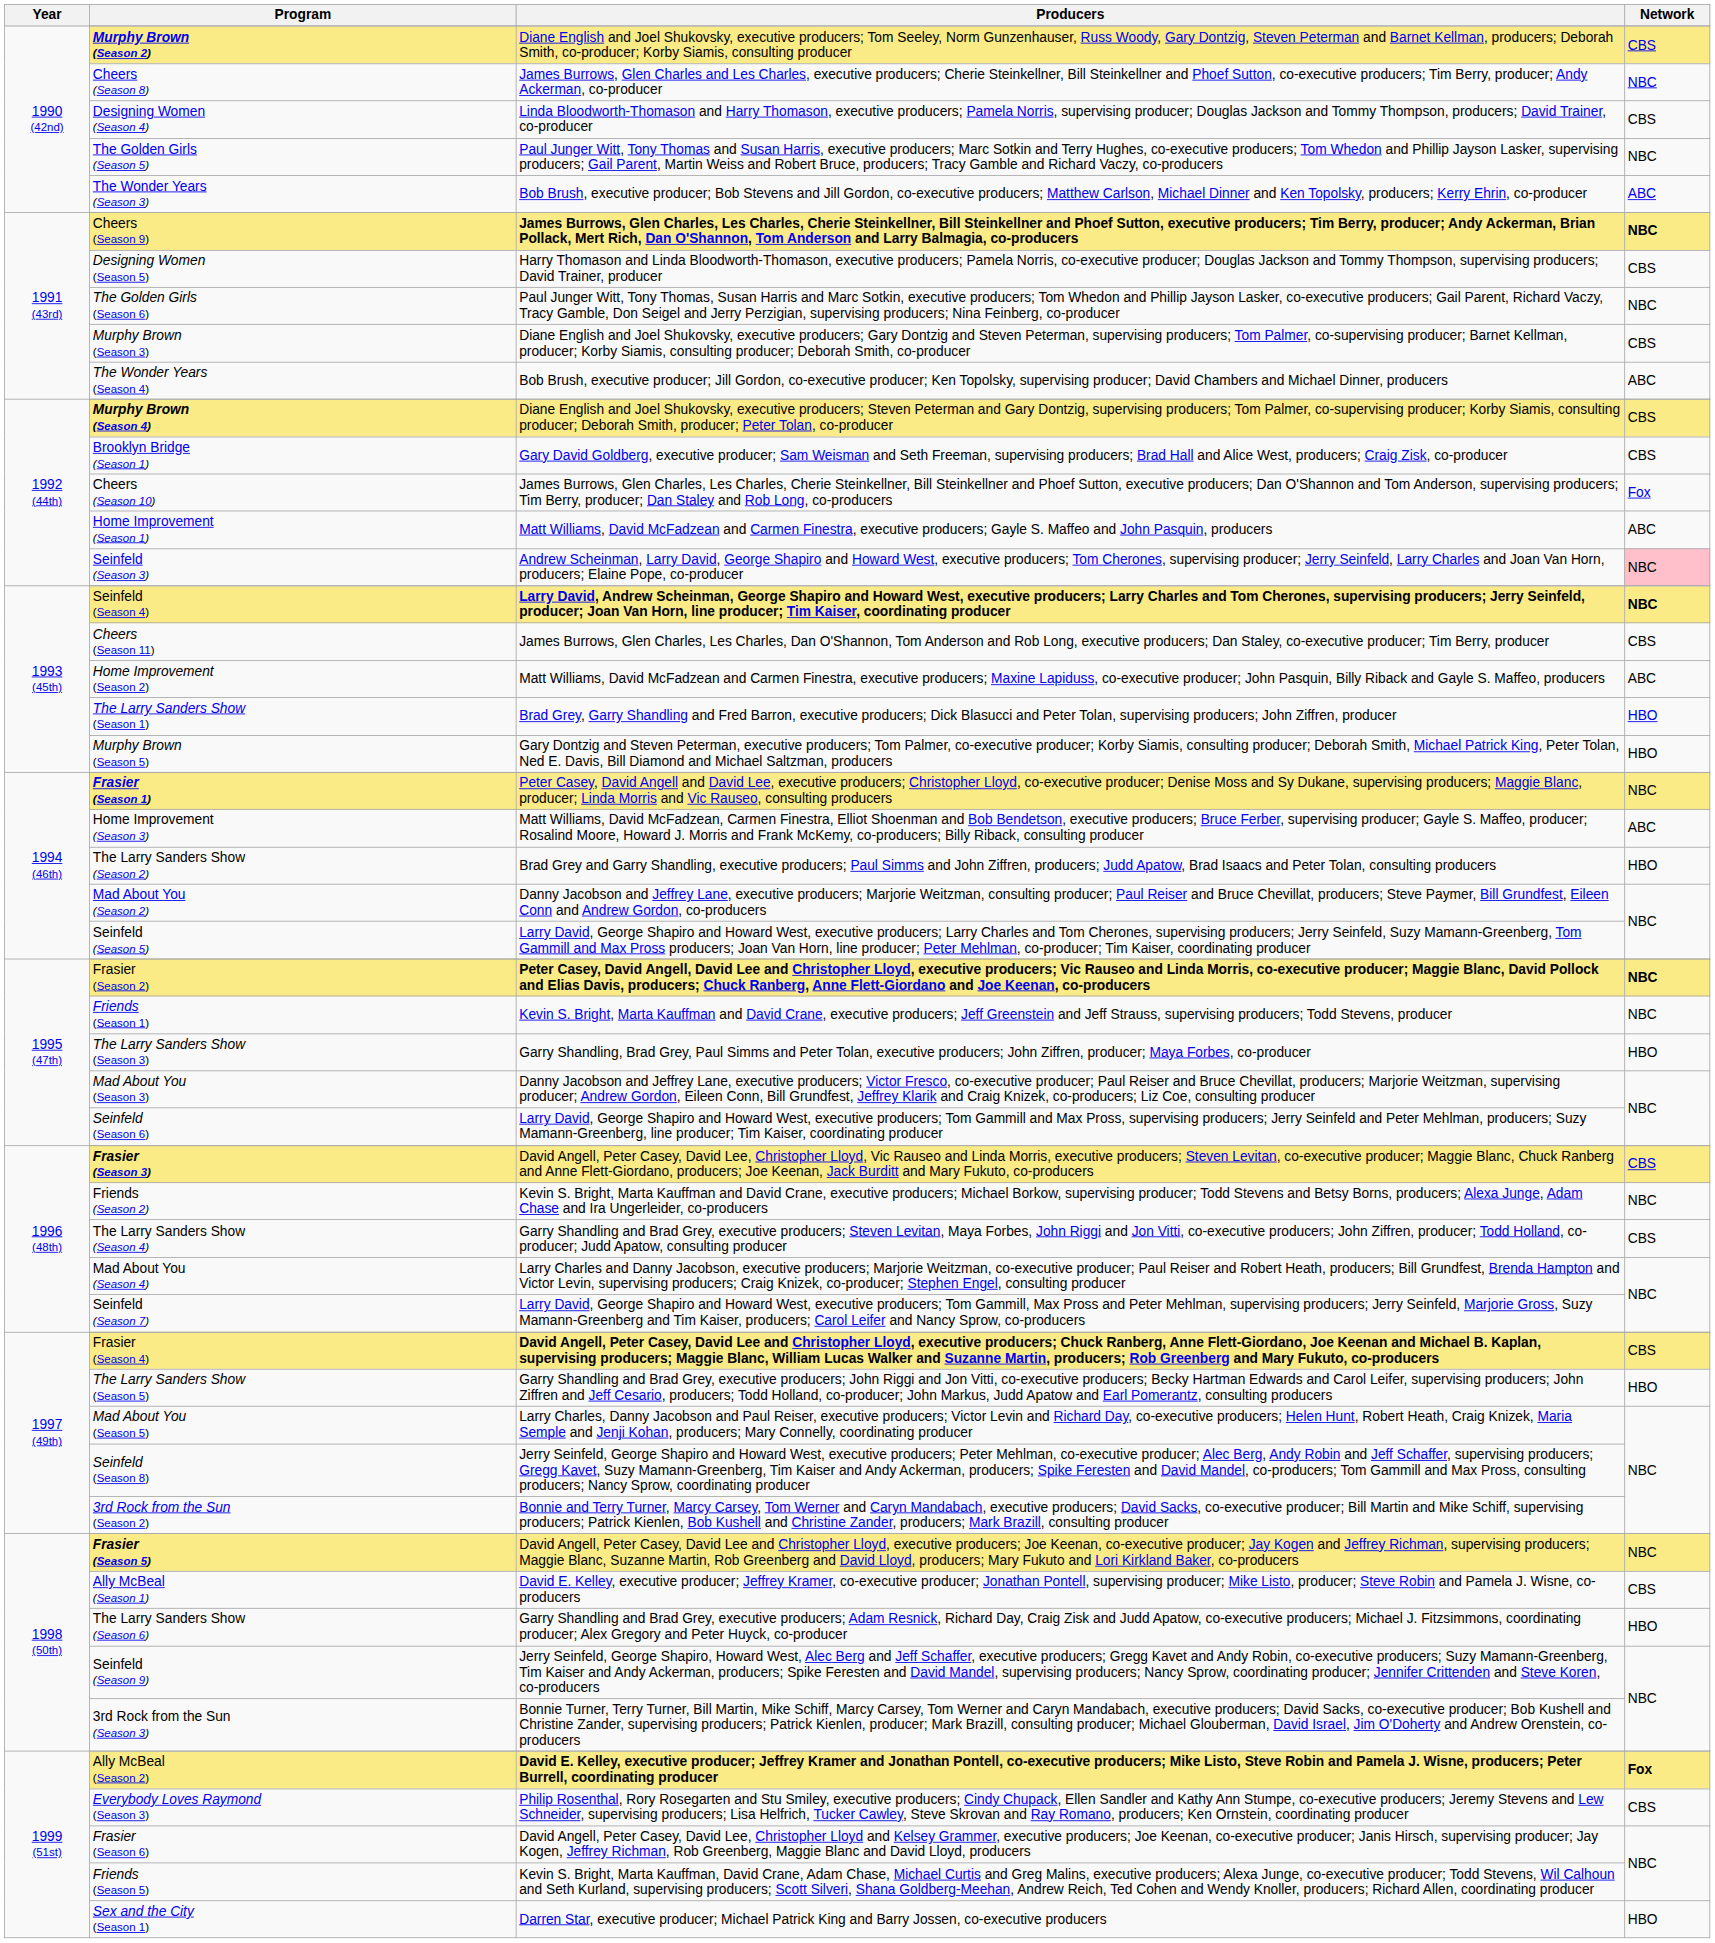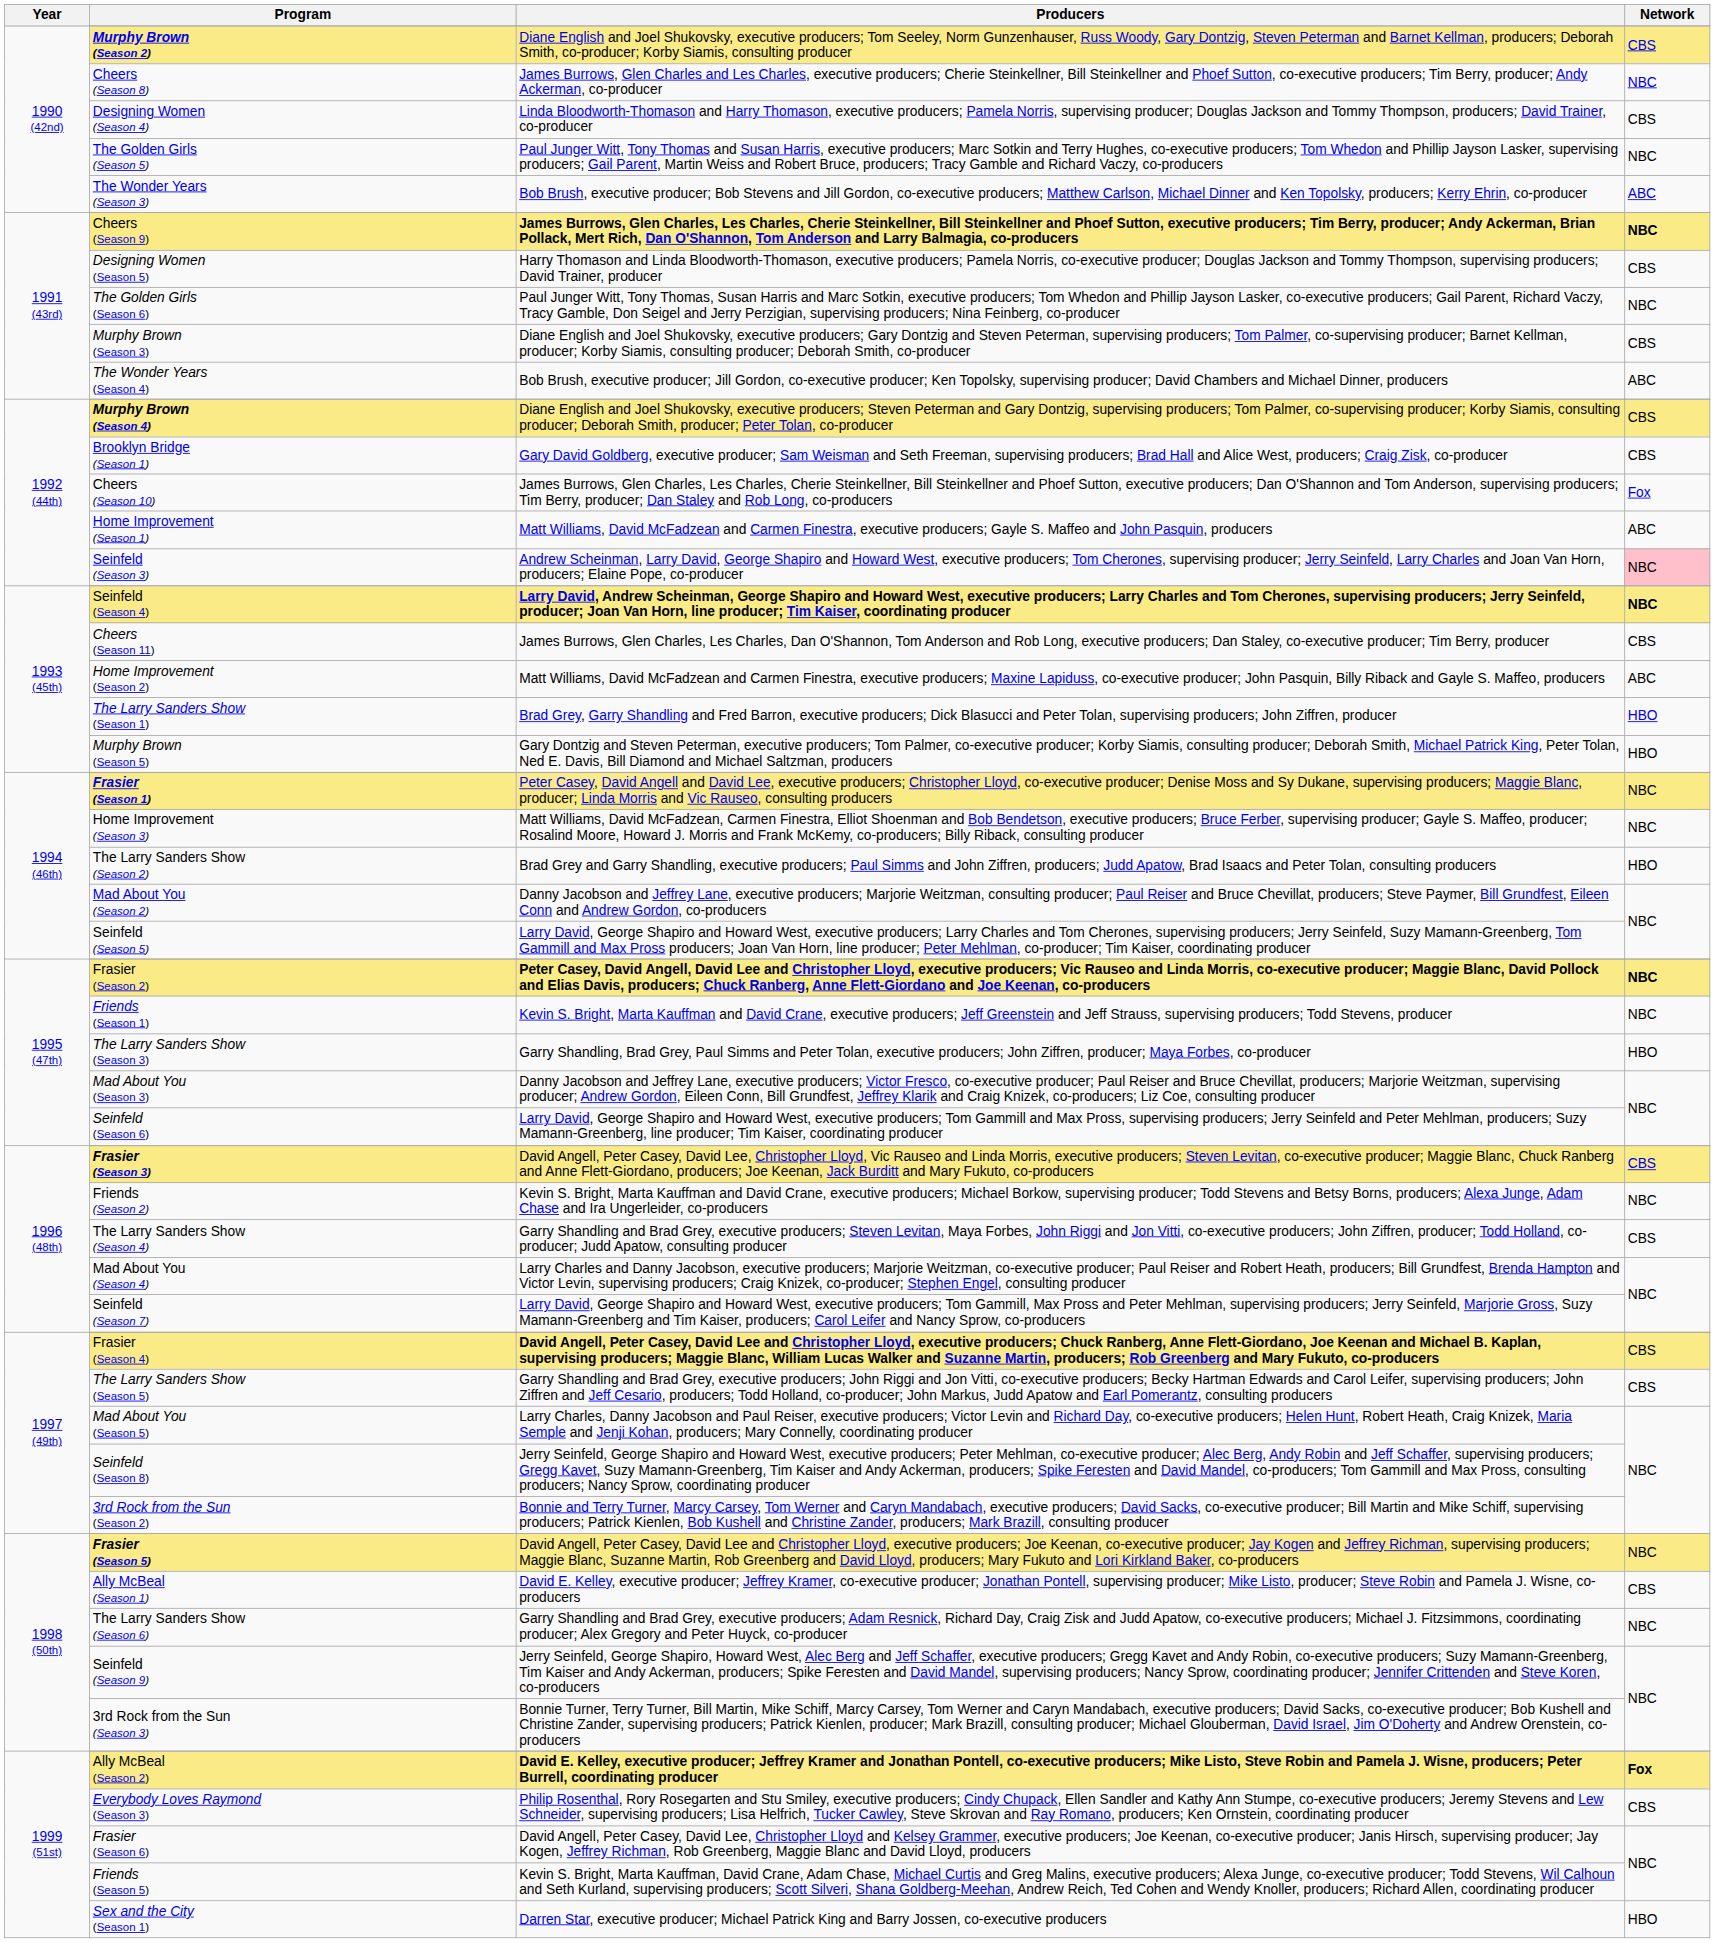(1642, 828) ABC -> (1642, 828) NBC
(1643, 1387) HBO -> (1642, 1387) CBS
(1643, 1627) HBO -> (1642, 1627) NBC
